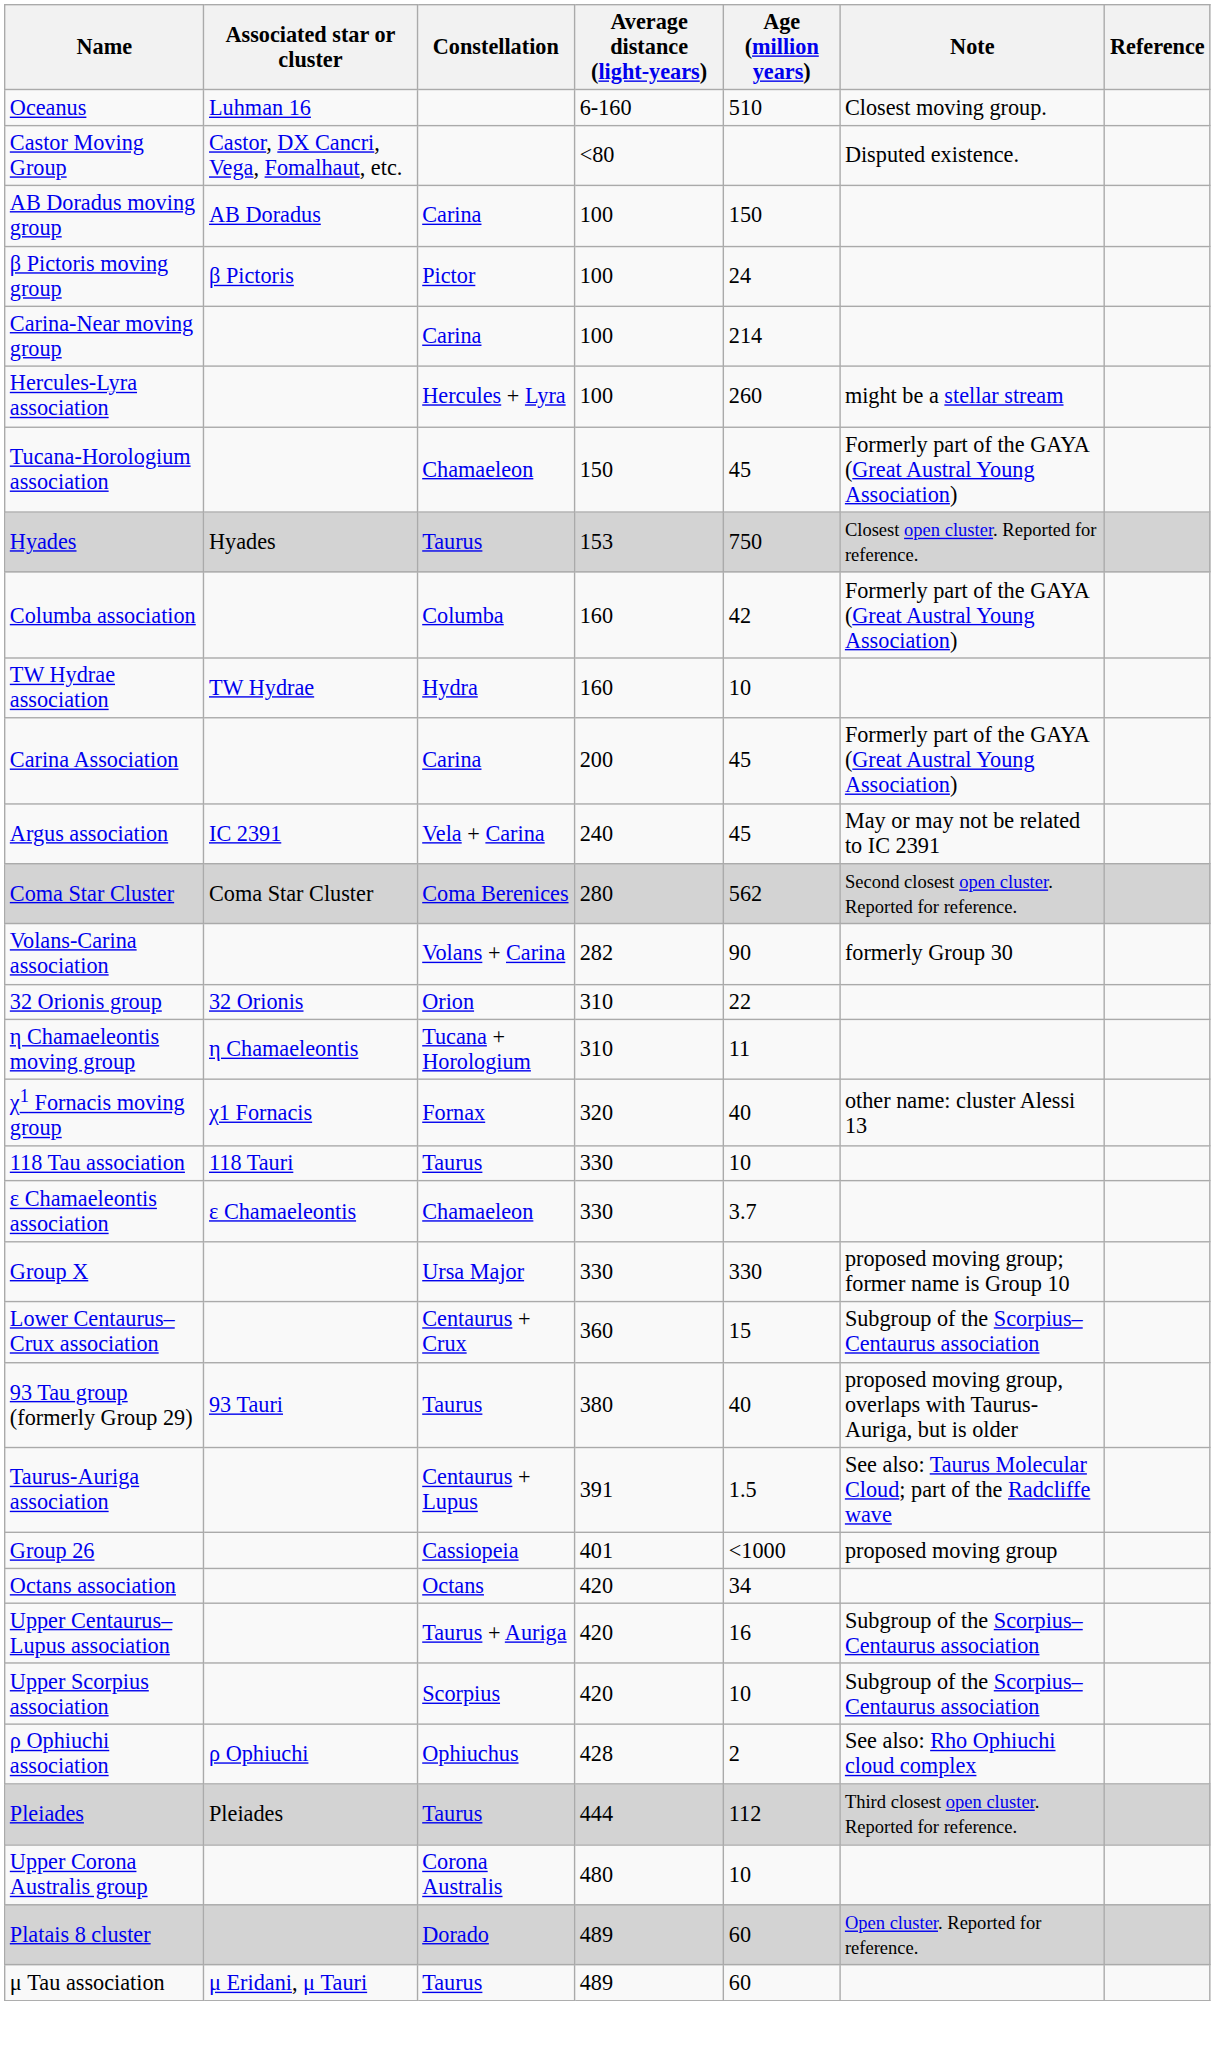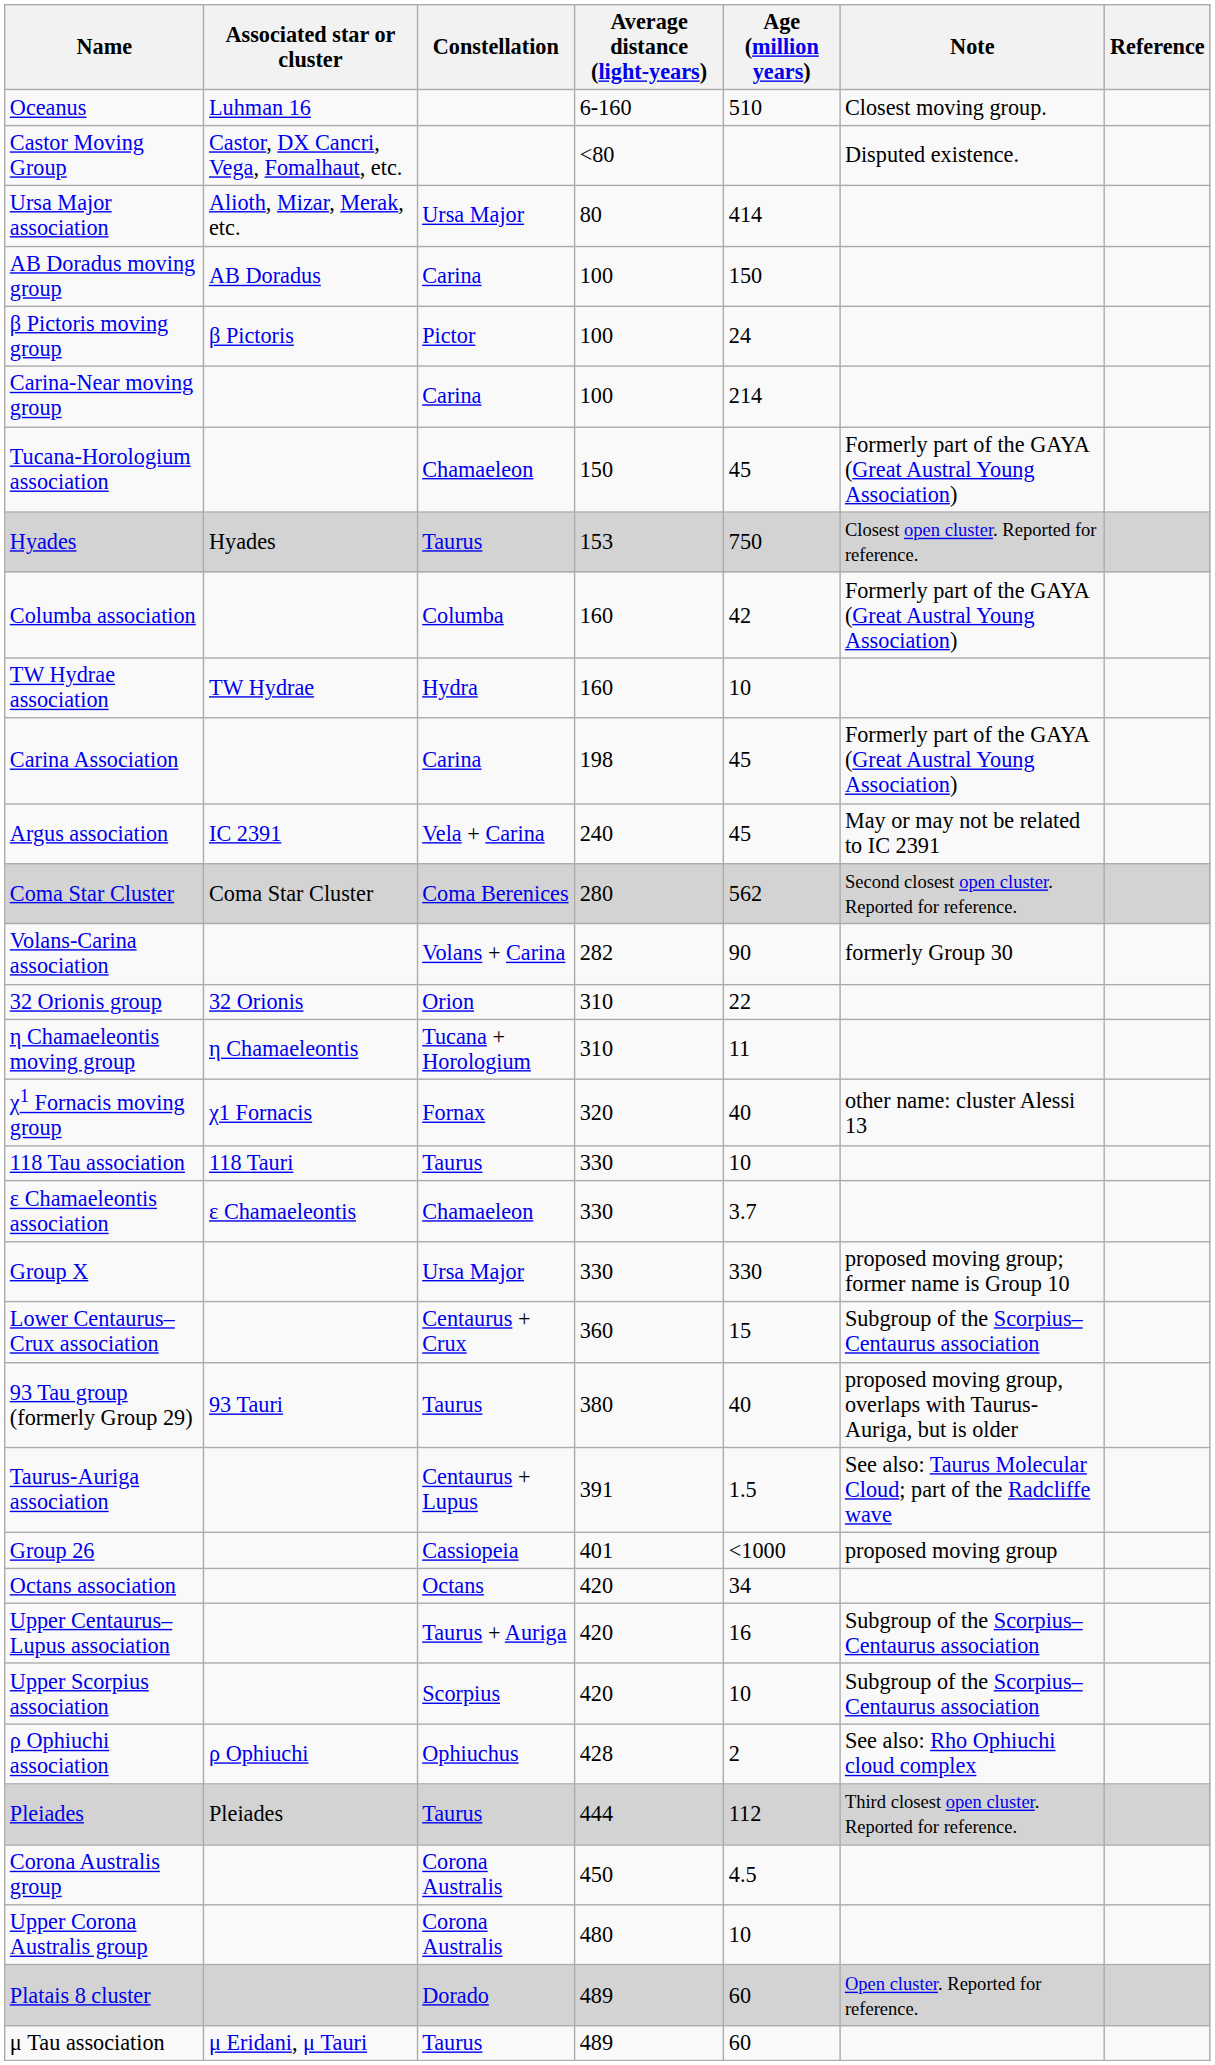+ row: (61, 215)
- row: (73, 396)
(596, 760) 200 -> (596, 760) 198
+ row: (85, 1874)
